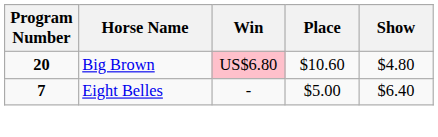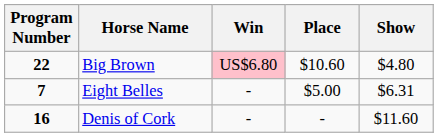(41, 64) 20 -> (41, 64) 22
(396, 91) $6.40 -> (396, 91) $6.31
+ row: (129, 119)
